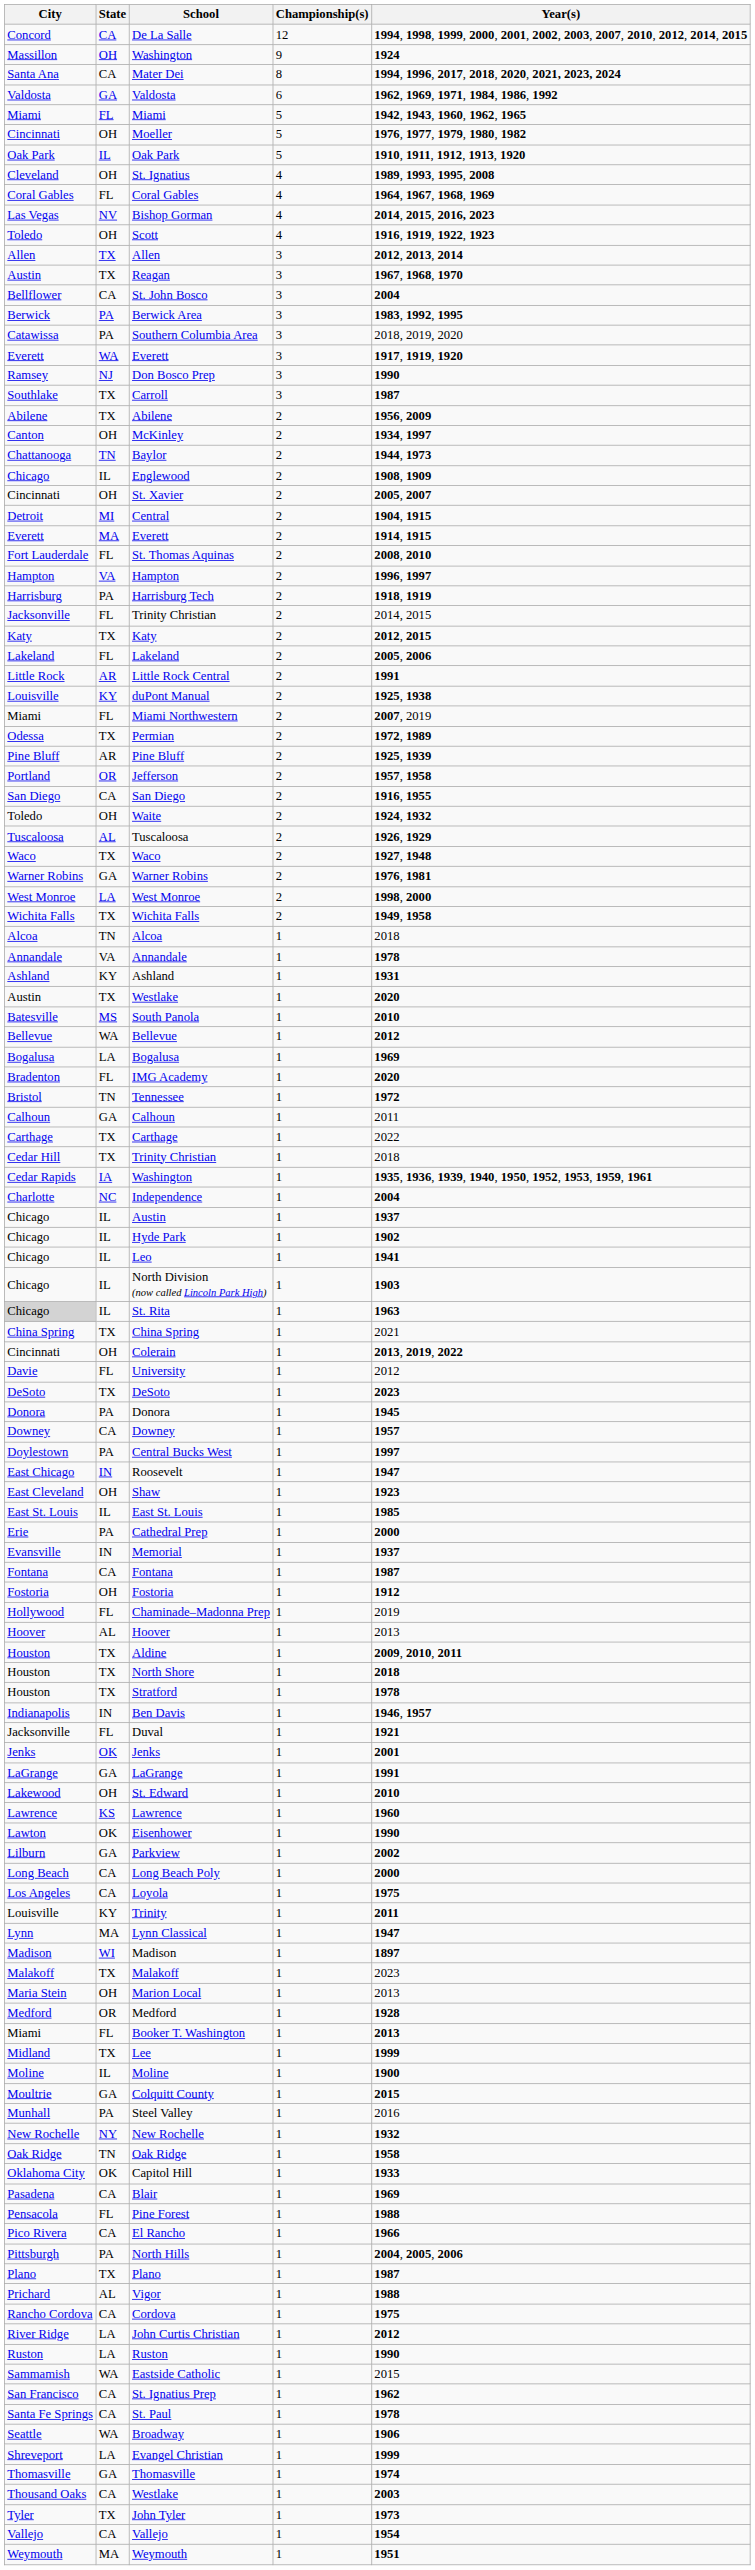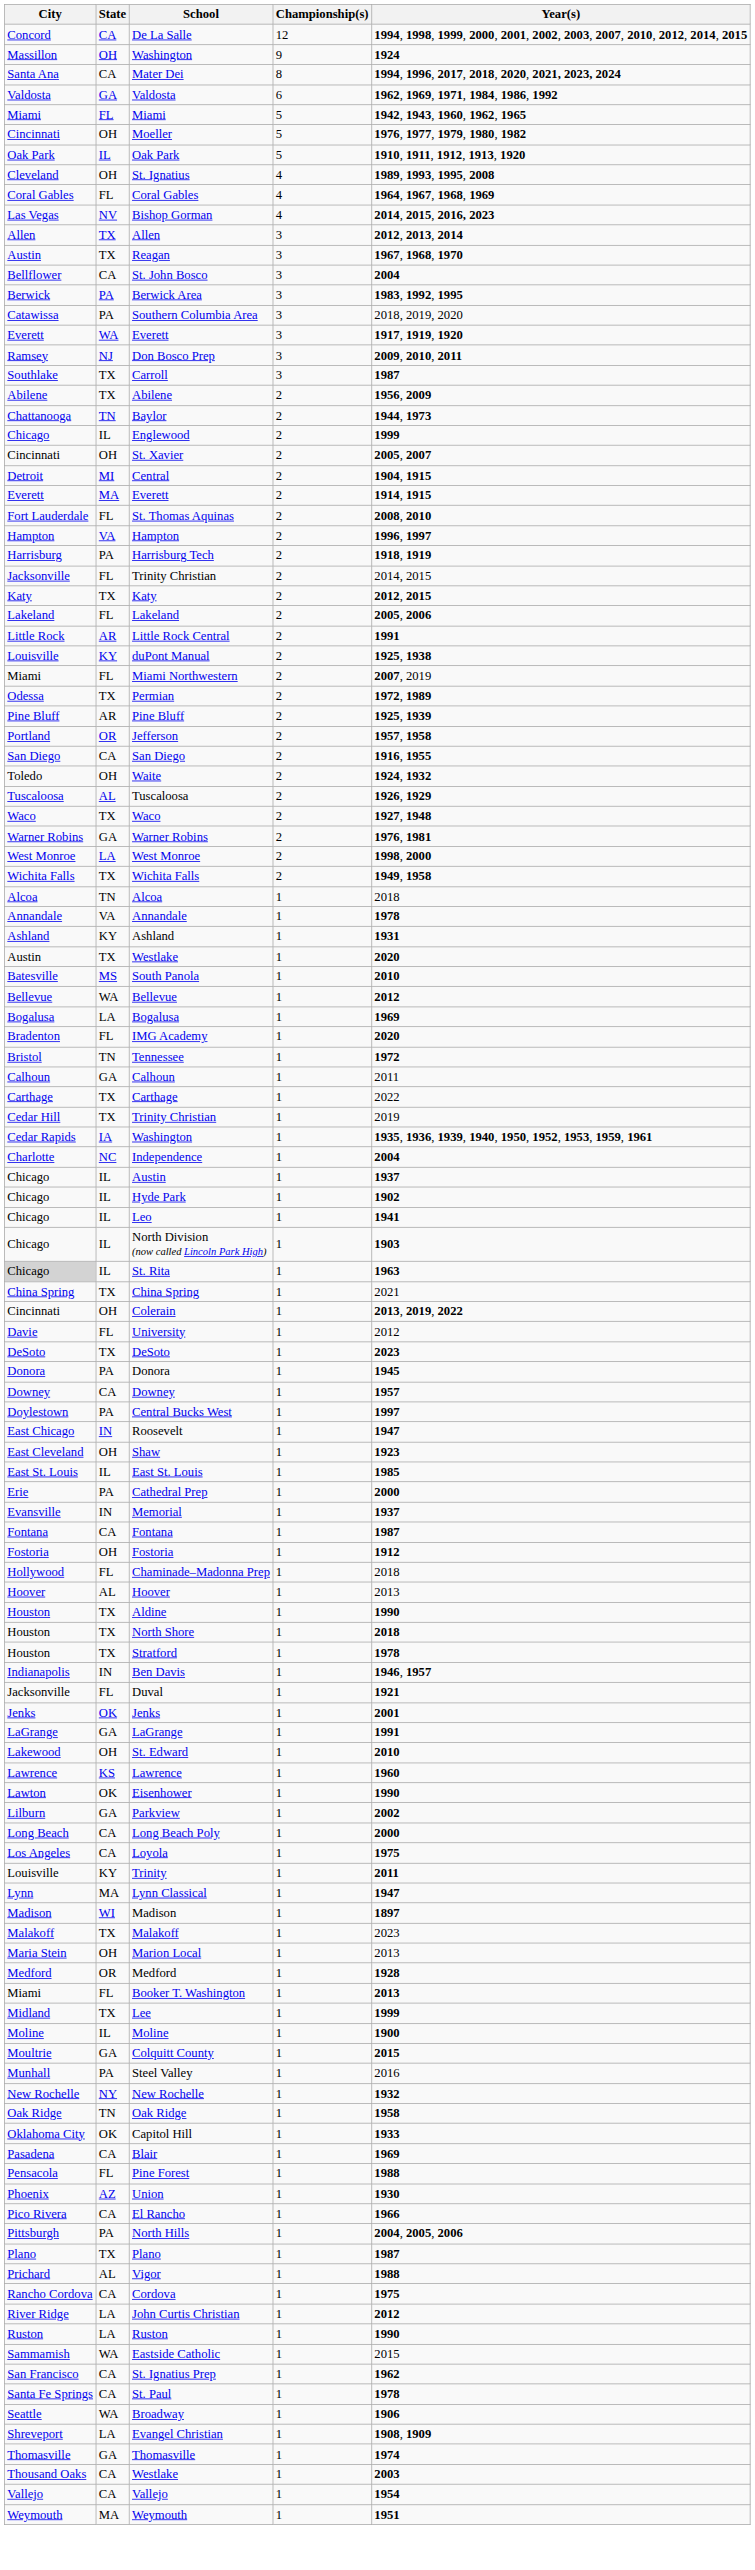- row: (108, 235)
(387, 375) 1990 -> (418, 355) 2009, 2010, 2011
- row: (108, 435)
(403, 475) 1908, 1909 -> (387, 435) 1999
(387, 1157) 2018 -> (387, 1117) 2019
(387, 1612) 2019 -> (387, 1572) 2018
(418, 1652) 2009, 2010, 2011 -> (387, 1612) 1990
+ row: (107, 2193)
(387, 2454) 1999 -> (403, 2434) 1908, 1909
- row: (107, 2514)
